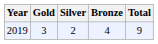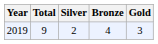columns swapped: (44, 13) <-> (139, 13)
